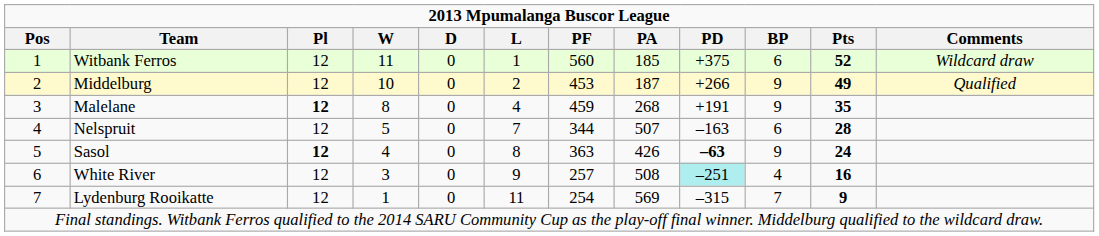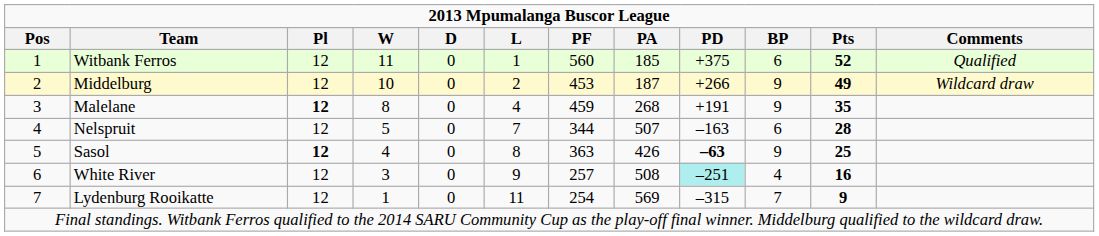(985, 61) Wildcard draw -> (985, 61) Qualified
(985, 84) Qualified -> (985, 84) Wildcard draw
(843, 152) 24 -> (843, 152) 25
